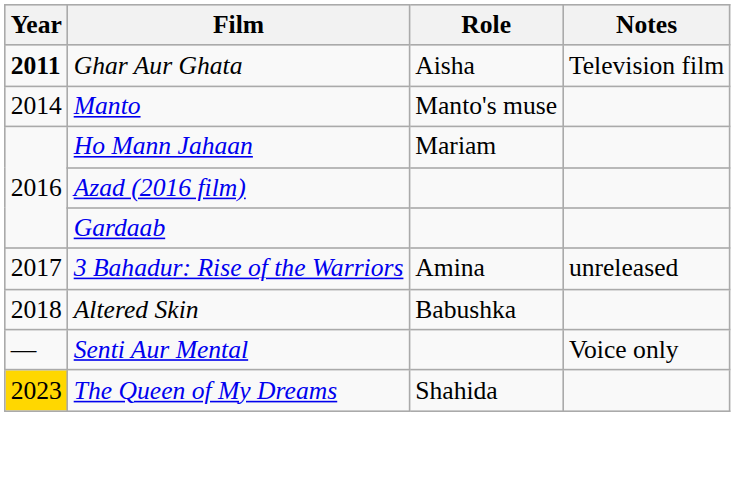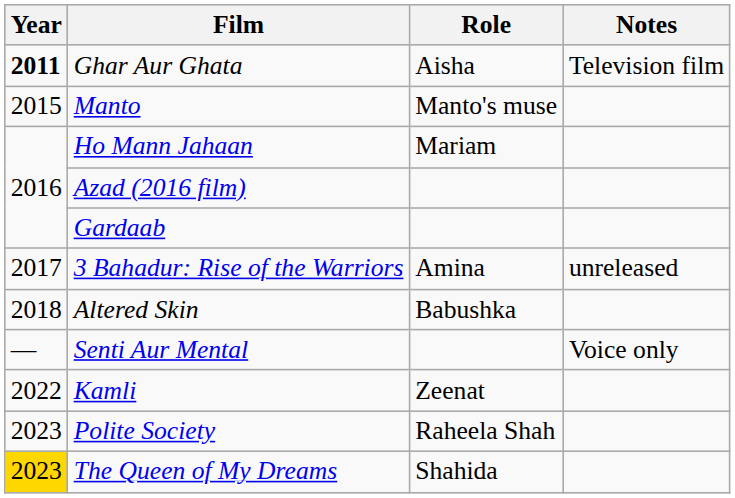(36, 106) 2014 -> (36, 106) 2015
+ row: (105, 390)
+ row: (144, 430)
